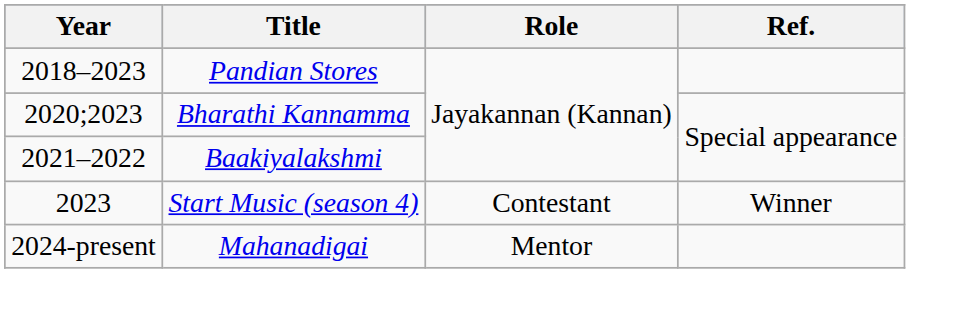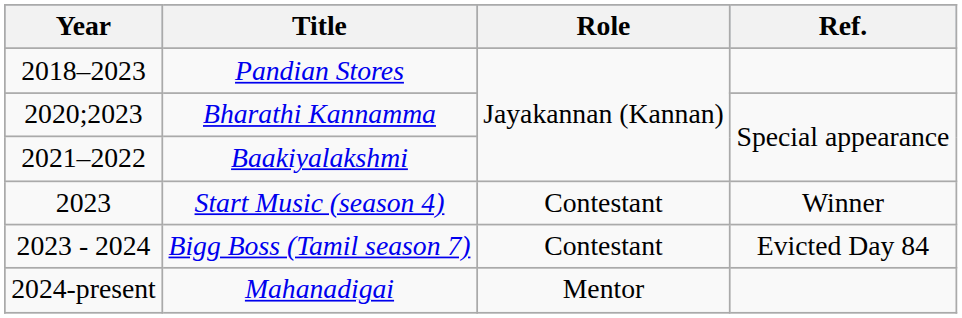+ row: (319, 245)
